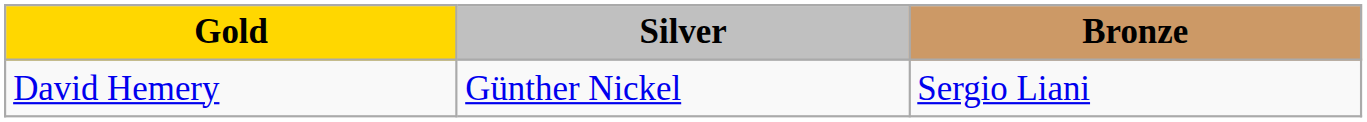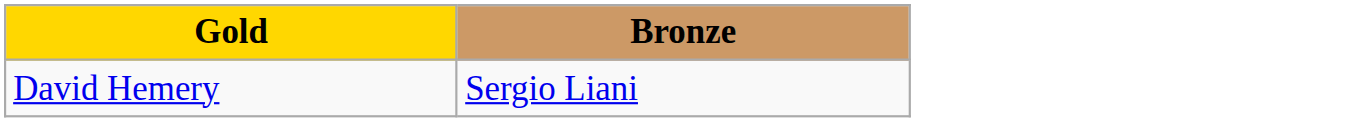- column: (683, 32)
